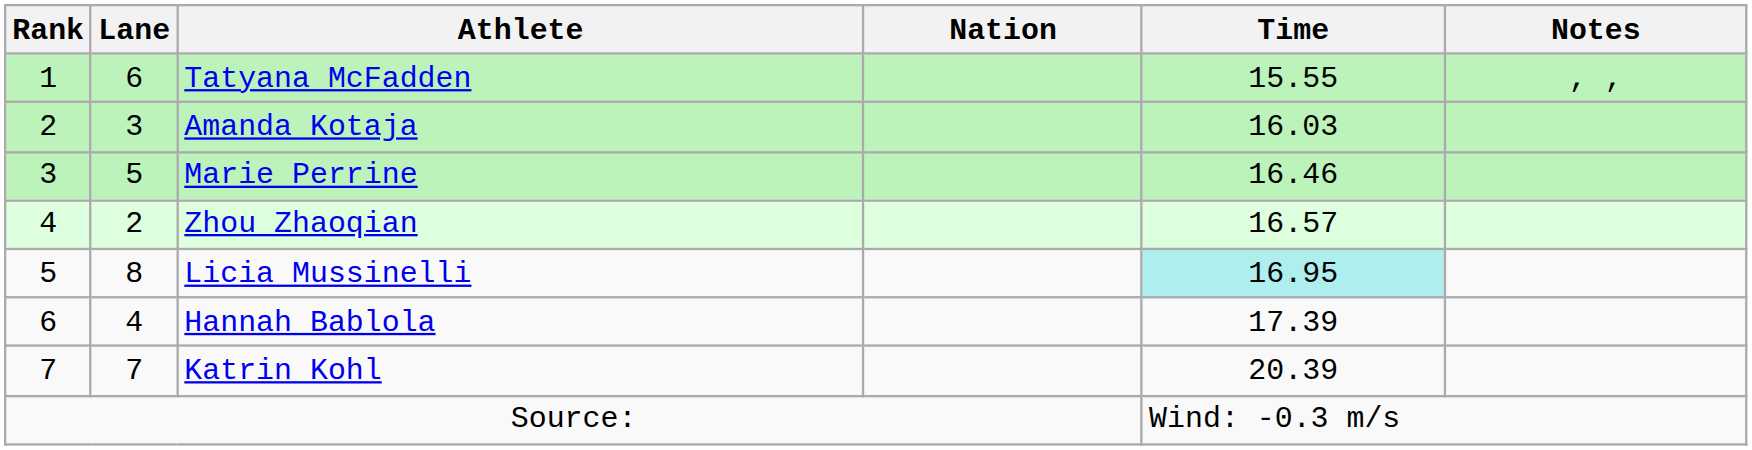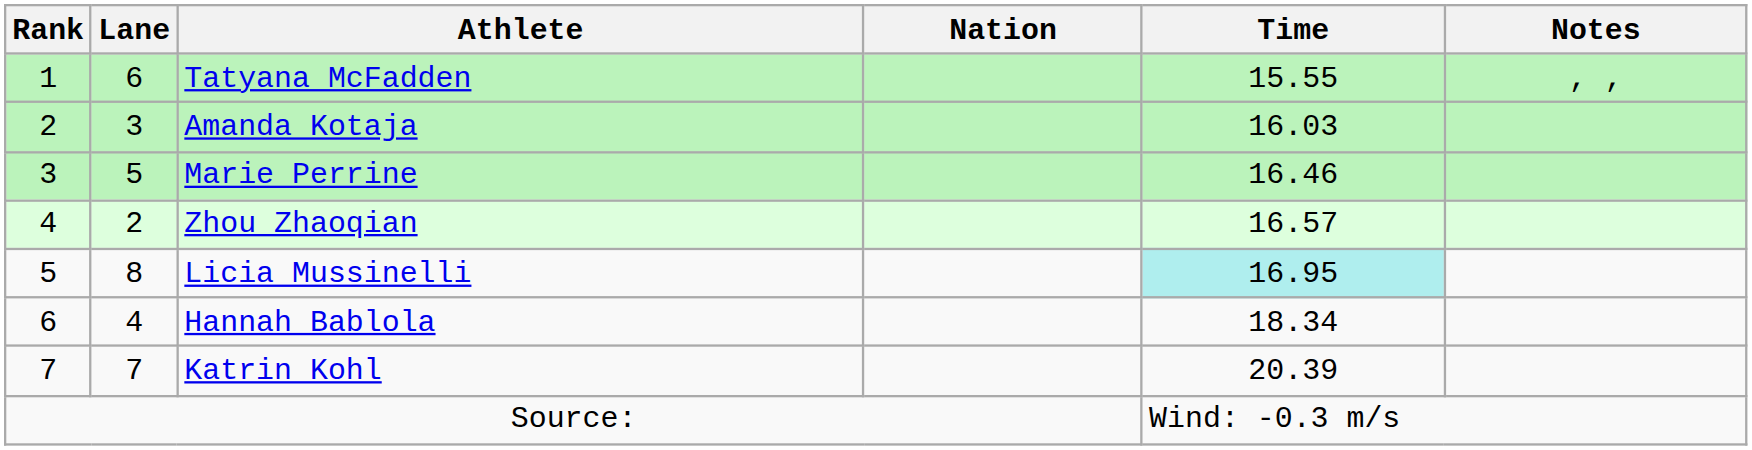(1293, 322) 17.39 -> (1293, 322) 18.34
